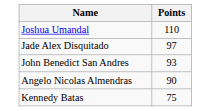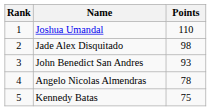+ column: (19, 12)
(172, 46) 97 -> (186, 46) 98
(172, 80) 90 -> (186, 80) 78
